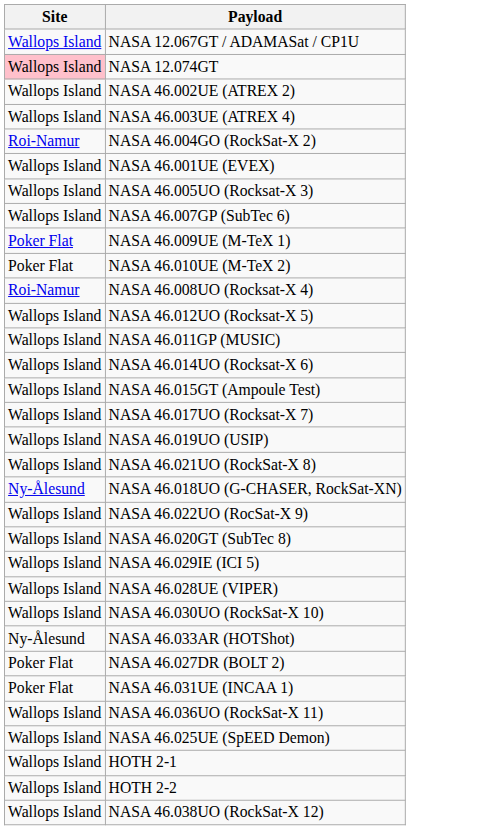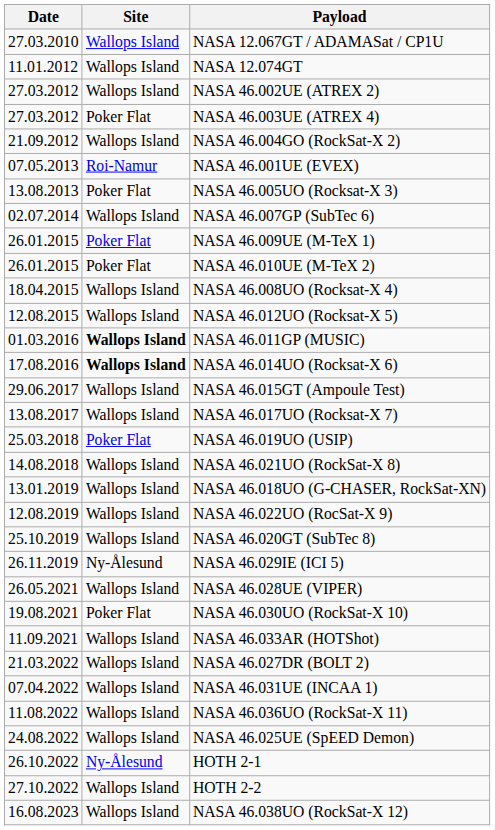+ column: (43, 16)
(55, 66) pink background -> (133, 66) no background
(55, 116) Wallops Island -> (118, 116) Poker Flat
(44, 141) Roi-Namur -> (133, 141) Wallops Island
(55, 166) Wallops Island -> (122, 166) Roi-Namur
(55, 191) Wallops Island -> (118, 191) Poker Flat
(44, 290) Roi-Namur -> (133, 290) Wallops Island
(55, 340) normal -> (136, 340) bold
(55, 365) normal -> (136, 365) bold
(55, 439) Wallops Island -> (118, 439) Poker Flat
(46, 489) Ny-Ålesund -> (133, 489) Wallops Island
(55, 564) Wallops Island -> (124, 564) Ny-Ålesund
(55, 613) Wallops Island -> (118, 613) Poker Flat
(46, 638) Ny-Ålesund -> (133, 638) Wallops Island
(41, 663) Poker Flat -> (133, 663) Wallops Island
(41, 688) Poker Flat -> (133, 688) Wallops Island
(55, 762) Wallops Island -> (124, 762) Ny-Ålesund
